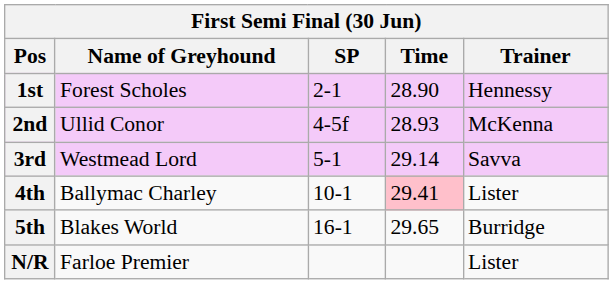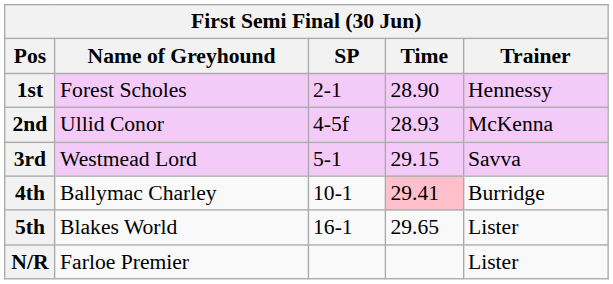(415, 158) 29.14 -> (415, 158) 29.15
(493, 192) Lister -> (506, 192) Burridge
(506, 227) Burridge -> (493, 227) Lister
